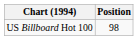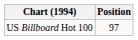(114, 27) 98 -> (114, 27) 97
